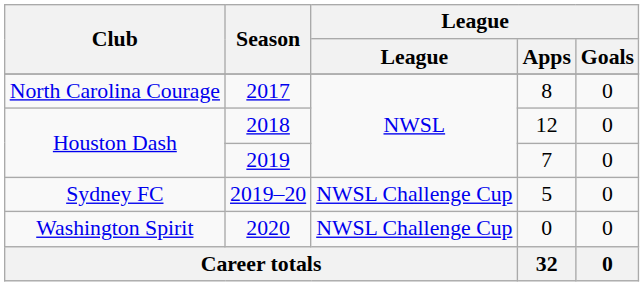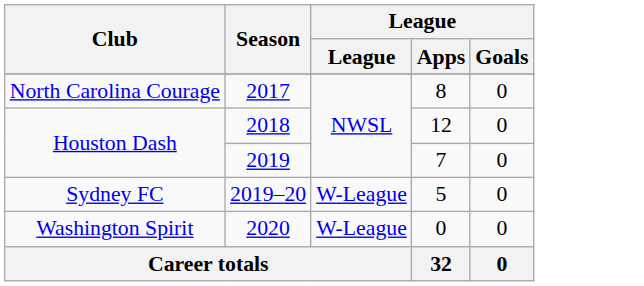(414, 194) NWSL Challenge Cup -> (362, 194) W-League
(414, 228) NWSL Challenge Cup -> (362, 228) W-League
